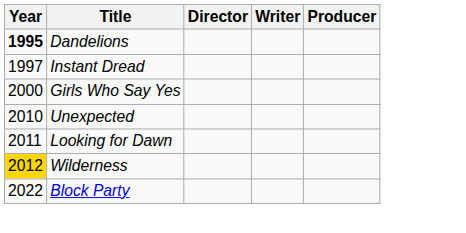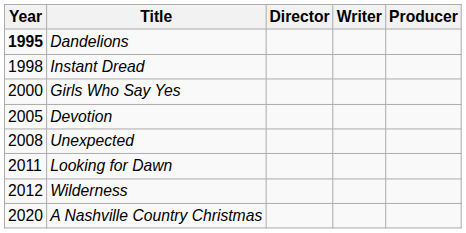(26, 66) 1997 -> (26, 66) 1998
+ row: (81, 116)
(26, 116) 2010 -> (26, 141) 2008
(26, 166) gold background -> (26, 191) no background
+ row: (156, 215)
- row: (90, 191)
